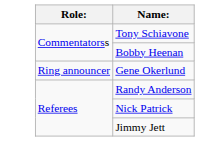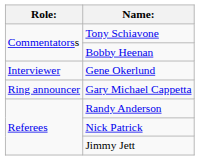(74, 70) Ring announcer -> (34, 70) Interviewer
+ row: (138, 89)
